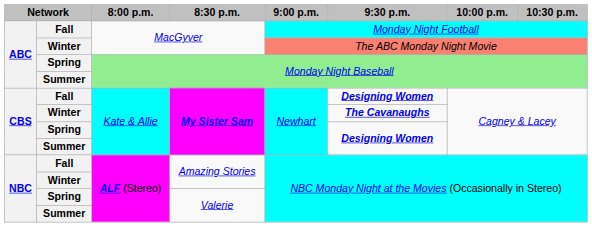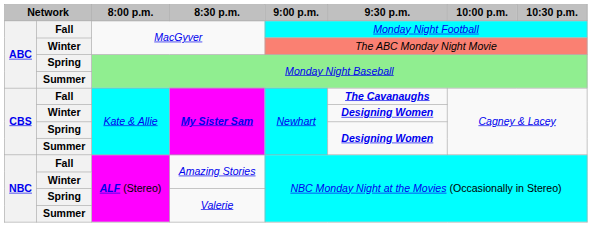(387, 96) Designing Women -> (387, 96) The Cavanaughs
(387, 113) The Cavanaughs -> (387, 113) Designing Women
